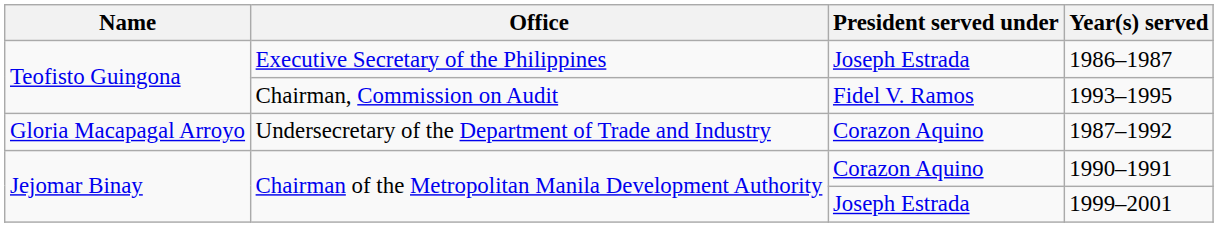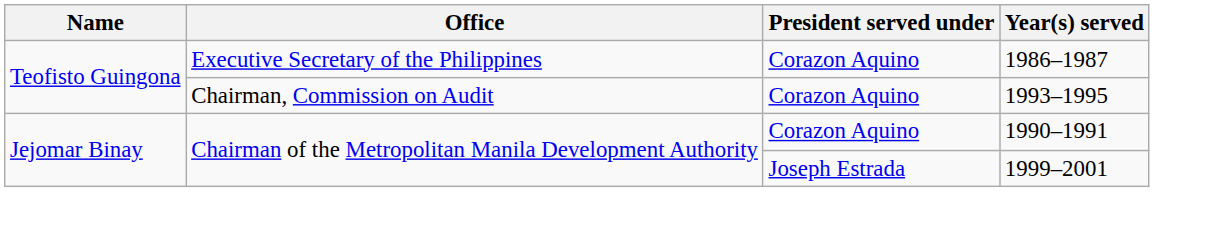(901, 58) Joseph Estrada -> (844, 58) Corazon Aquino
(903, 95) Fidel V. Ramos -> (844, 95) Corazon Aquino
- row: (1121, 131)
